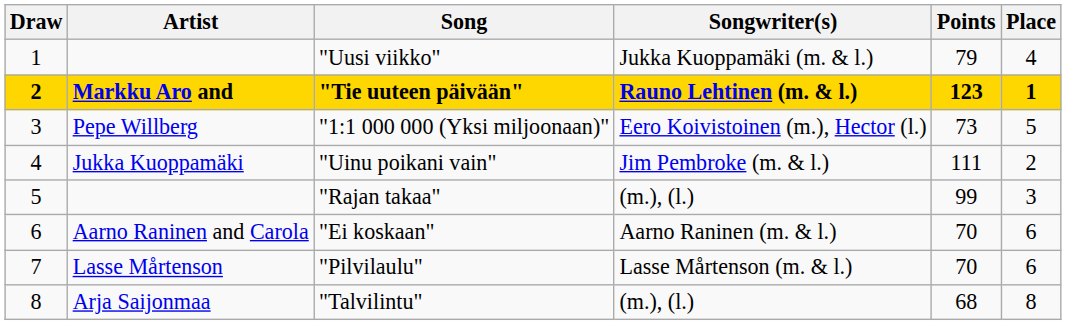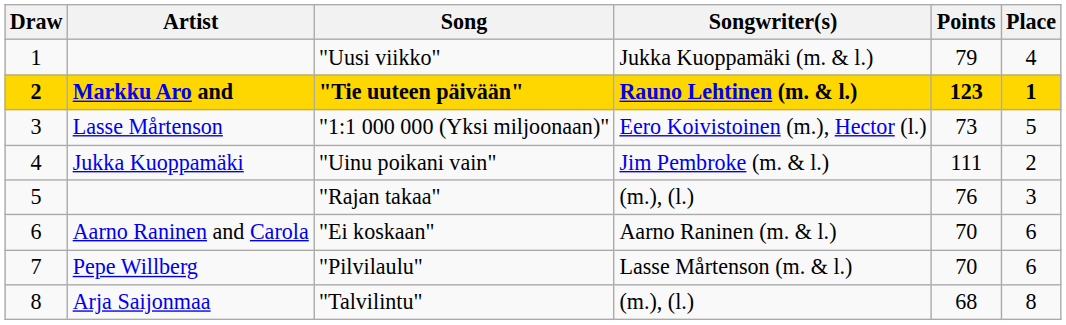(135, 127) Pepe Willberg -> (148, 127) Lasse Mårtenson
(966, 197) 99 -> (966, 197) 76
(148, 267) Lasse Mårtenson -> (135, 267) Pepe Willberg
